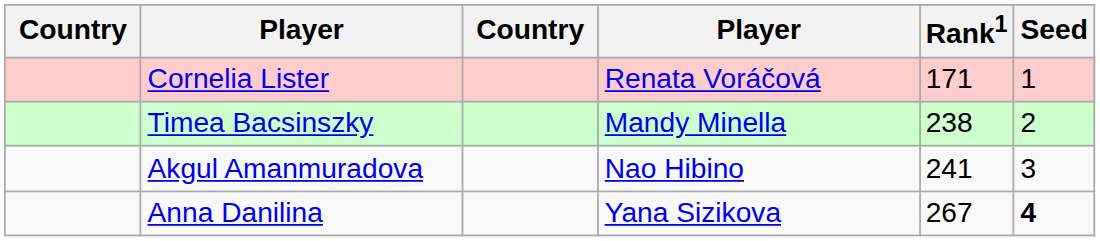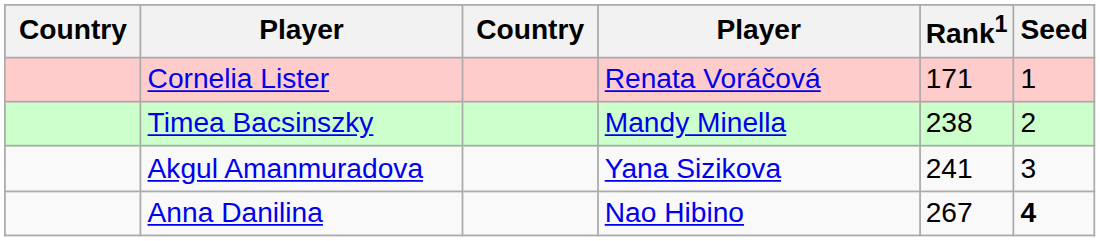(674, 168) Nao Hibino -> (693, 168) Yana Sizikova
(693, 213) Yana Sizikova -> (674, 213) Nao Hibino
